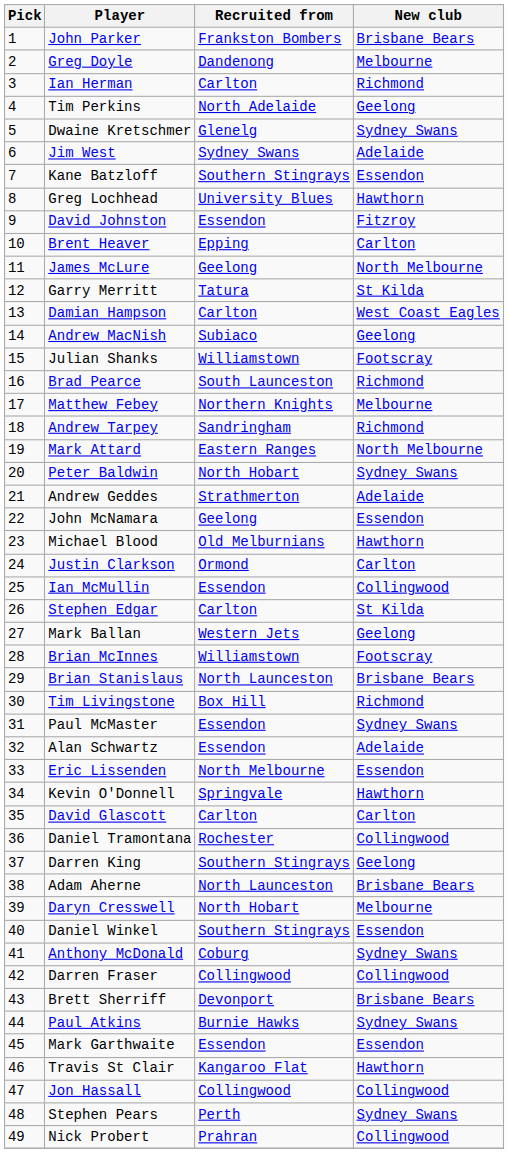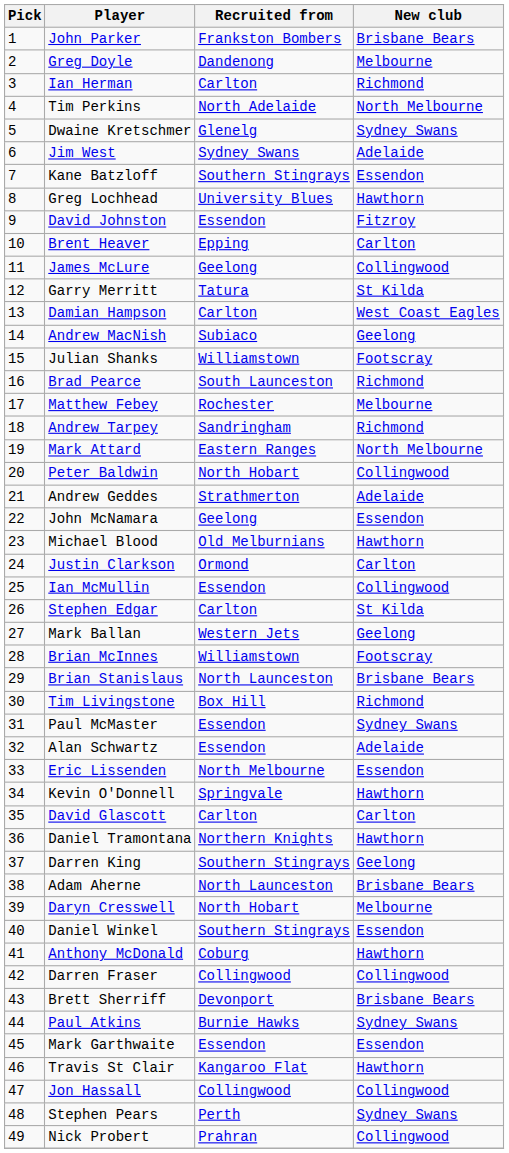(386, 108) Geelong -> (420, 108) North Melbourne
(420, 268) North Melbourne -> (403, 268) Collingwood
(266, 405) Northern Knights -> (236, 405) Rochester
(407, 474) Sydney Swans -> (403, 474) Collingwood
(236, 840) Rochester -> (266, 840) Northern Knights
(403, 840) Collingwood -> (390, 840) Hawthorn
(407, 954) Sydney Swans -> (390, 954) Hawthorn
